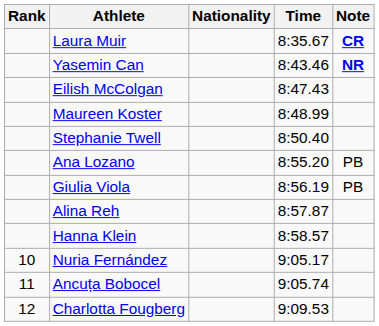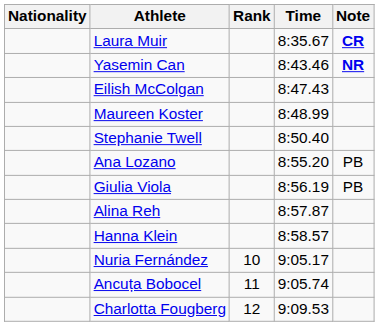columns swapped: (27, 16) <-> (231, 16)
